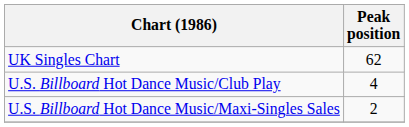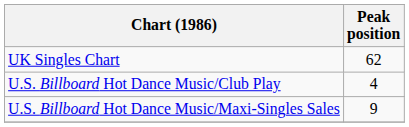(374, 109) 2 -> (374, 109) 9
